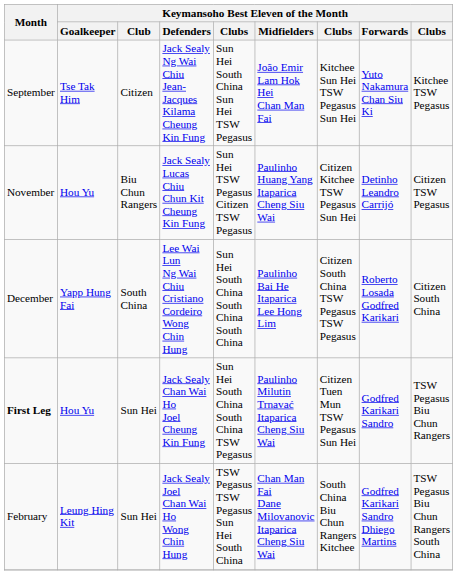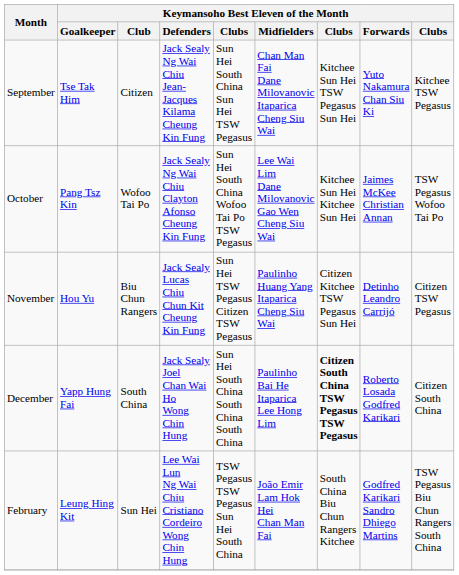(281, 93) João Emir Lam Hok Hei Chan Man Fai -> (286, 93) Chan Man Fai Dane Milovanovic Itaparica Cheng Siu Wai
+ row: (25, 198)
(183, 298) Lee Wai Lun Ng Wai Chiu Cristiano Cordeiro Wong Chin Hung -> (186, 398) Jack Sealy Joel Chan Wai Ho Wong Chin Hung
(338, 298) normal -> (339, 398) bold
- row: (29, 410)
(186, 516) Jack Sealy Joel Chan Wai Ho Wong Chin Hung -> (183, 510) Lee Wai Lun Ng Wai Chiu Cristiano Cordeiro Wong Chin Hung
(286, 516) Chan Man Fai Dane Milovanovic Itaparica Cheng Siu Wai -> (281, 510) João Emir Lam Hok Hei Chan Man Fai
